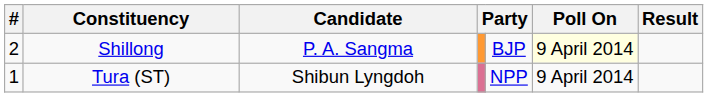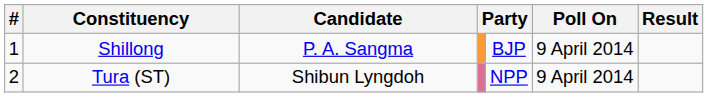(14, 48) 2 -> (14, 48) 1
(585, 48) lightyellow background -> (585, 48) no background
(14, 77) 1 -> (14, 77) 2
